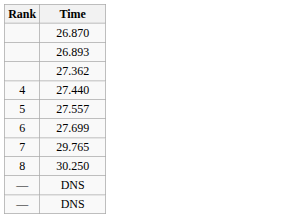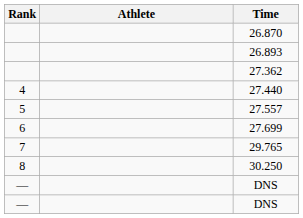+ column: (136, 14)
